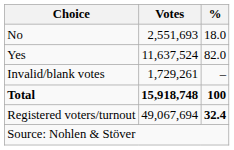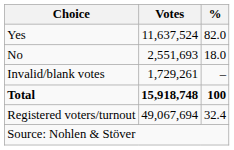rows swapped: (17, 54) <-> (15, 34)
(215, 114) bold -> (215, 114) normal
